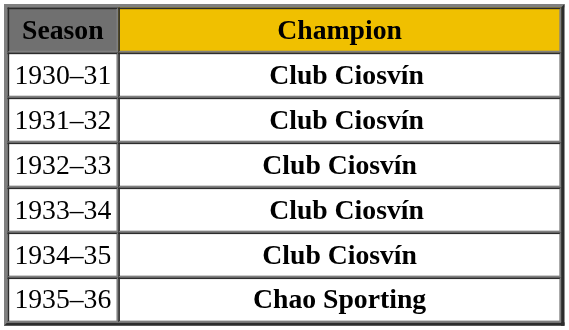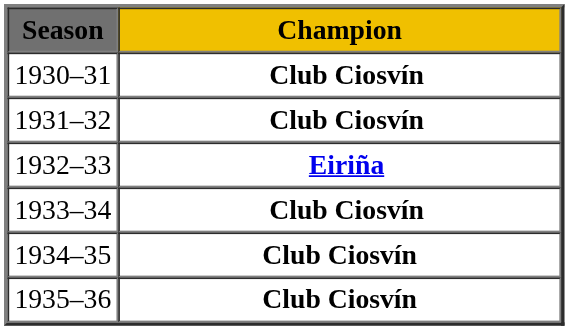(340, 164) Club Ciosvín -> (340, 164) Eiriña
(340, 299) Chao Sporting -> (340, 299) Club Ciosvín
